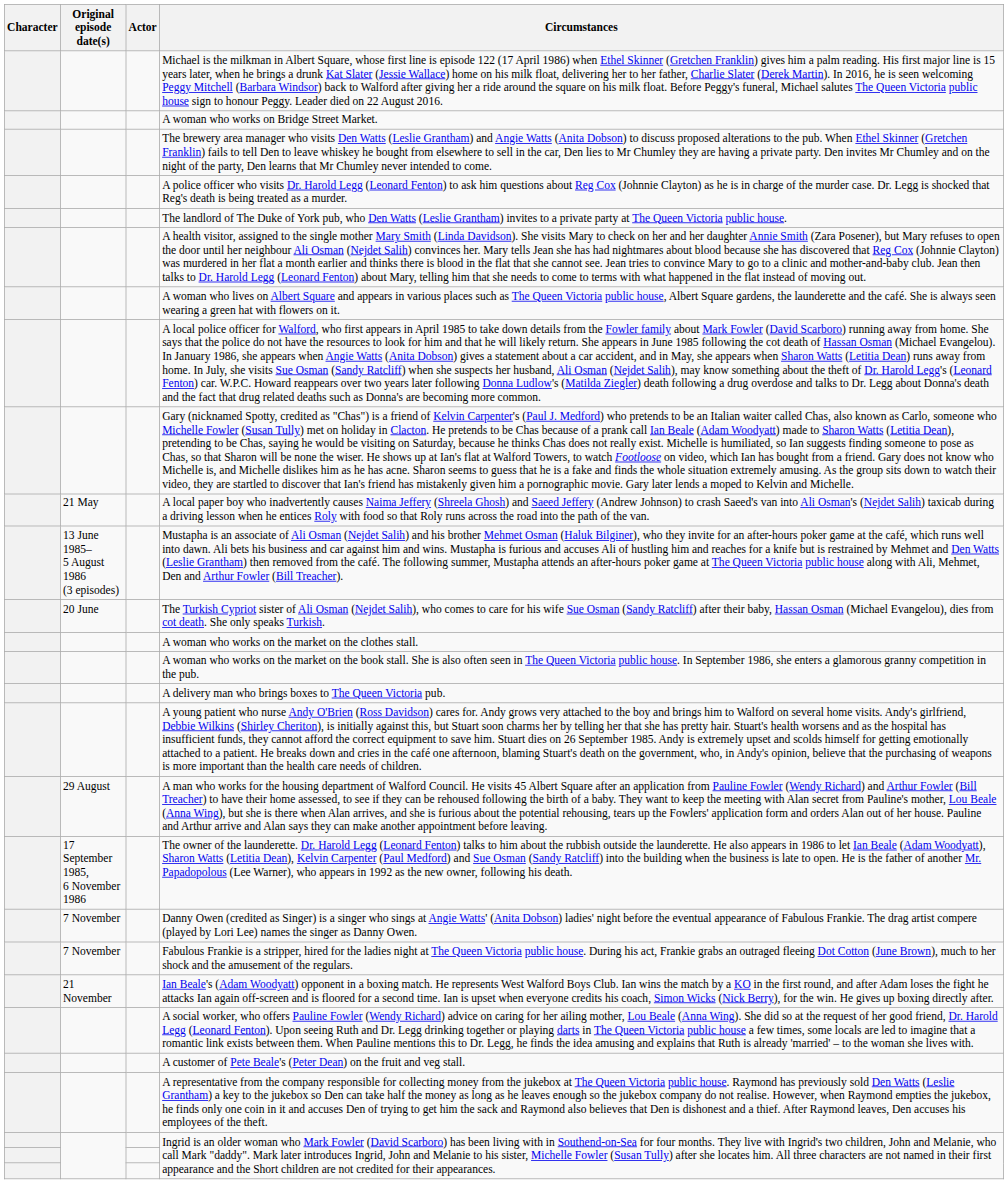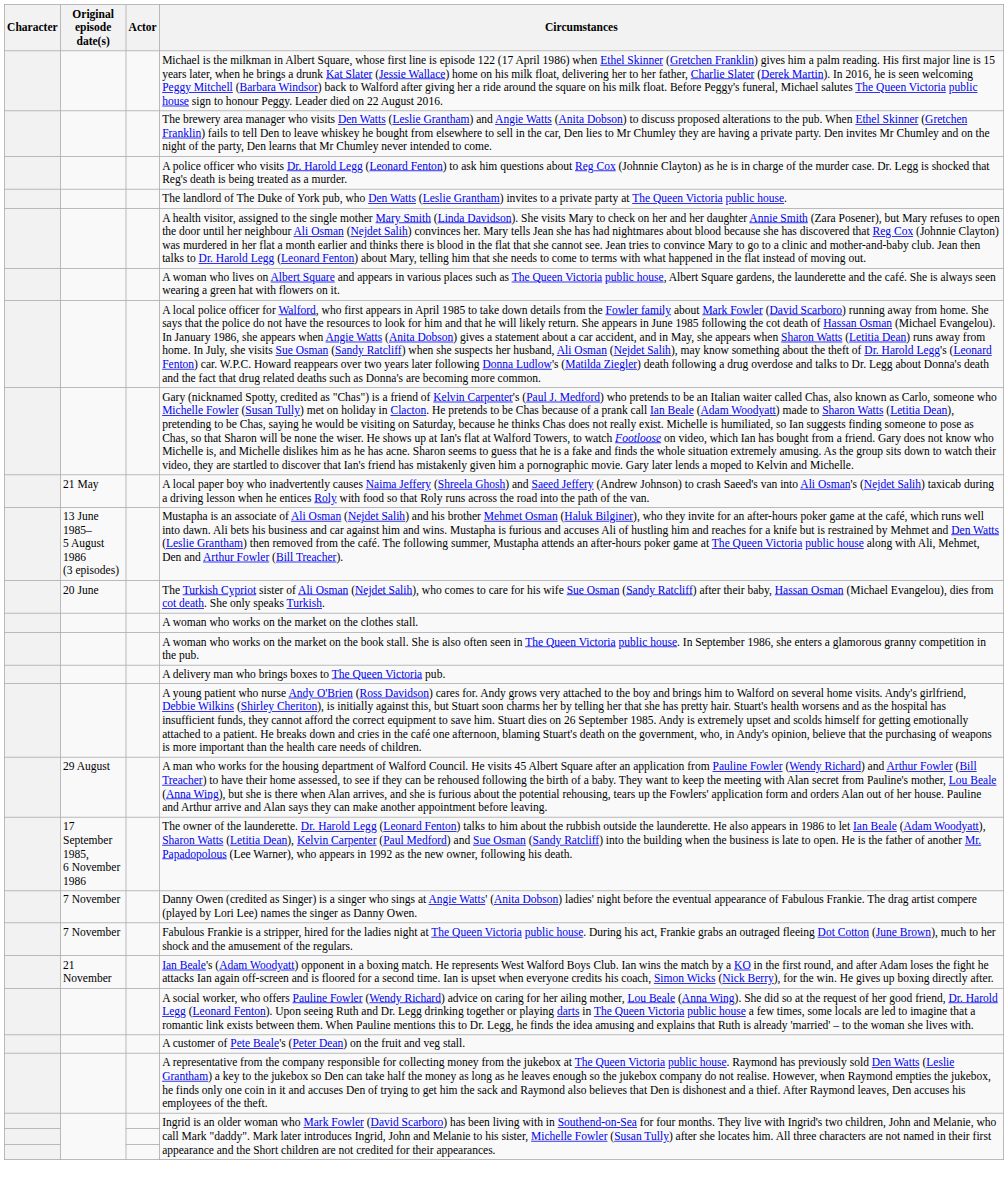- row: (93, 120)
